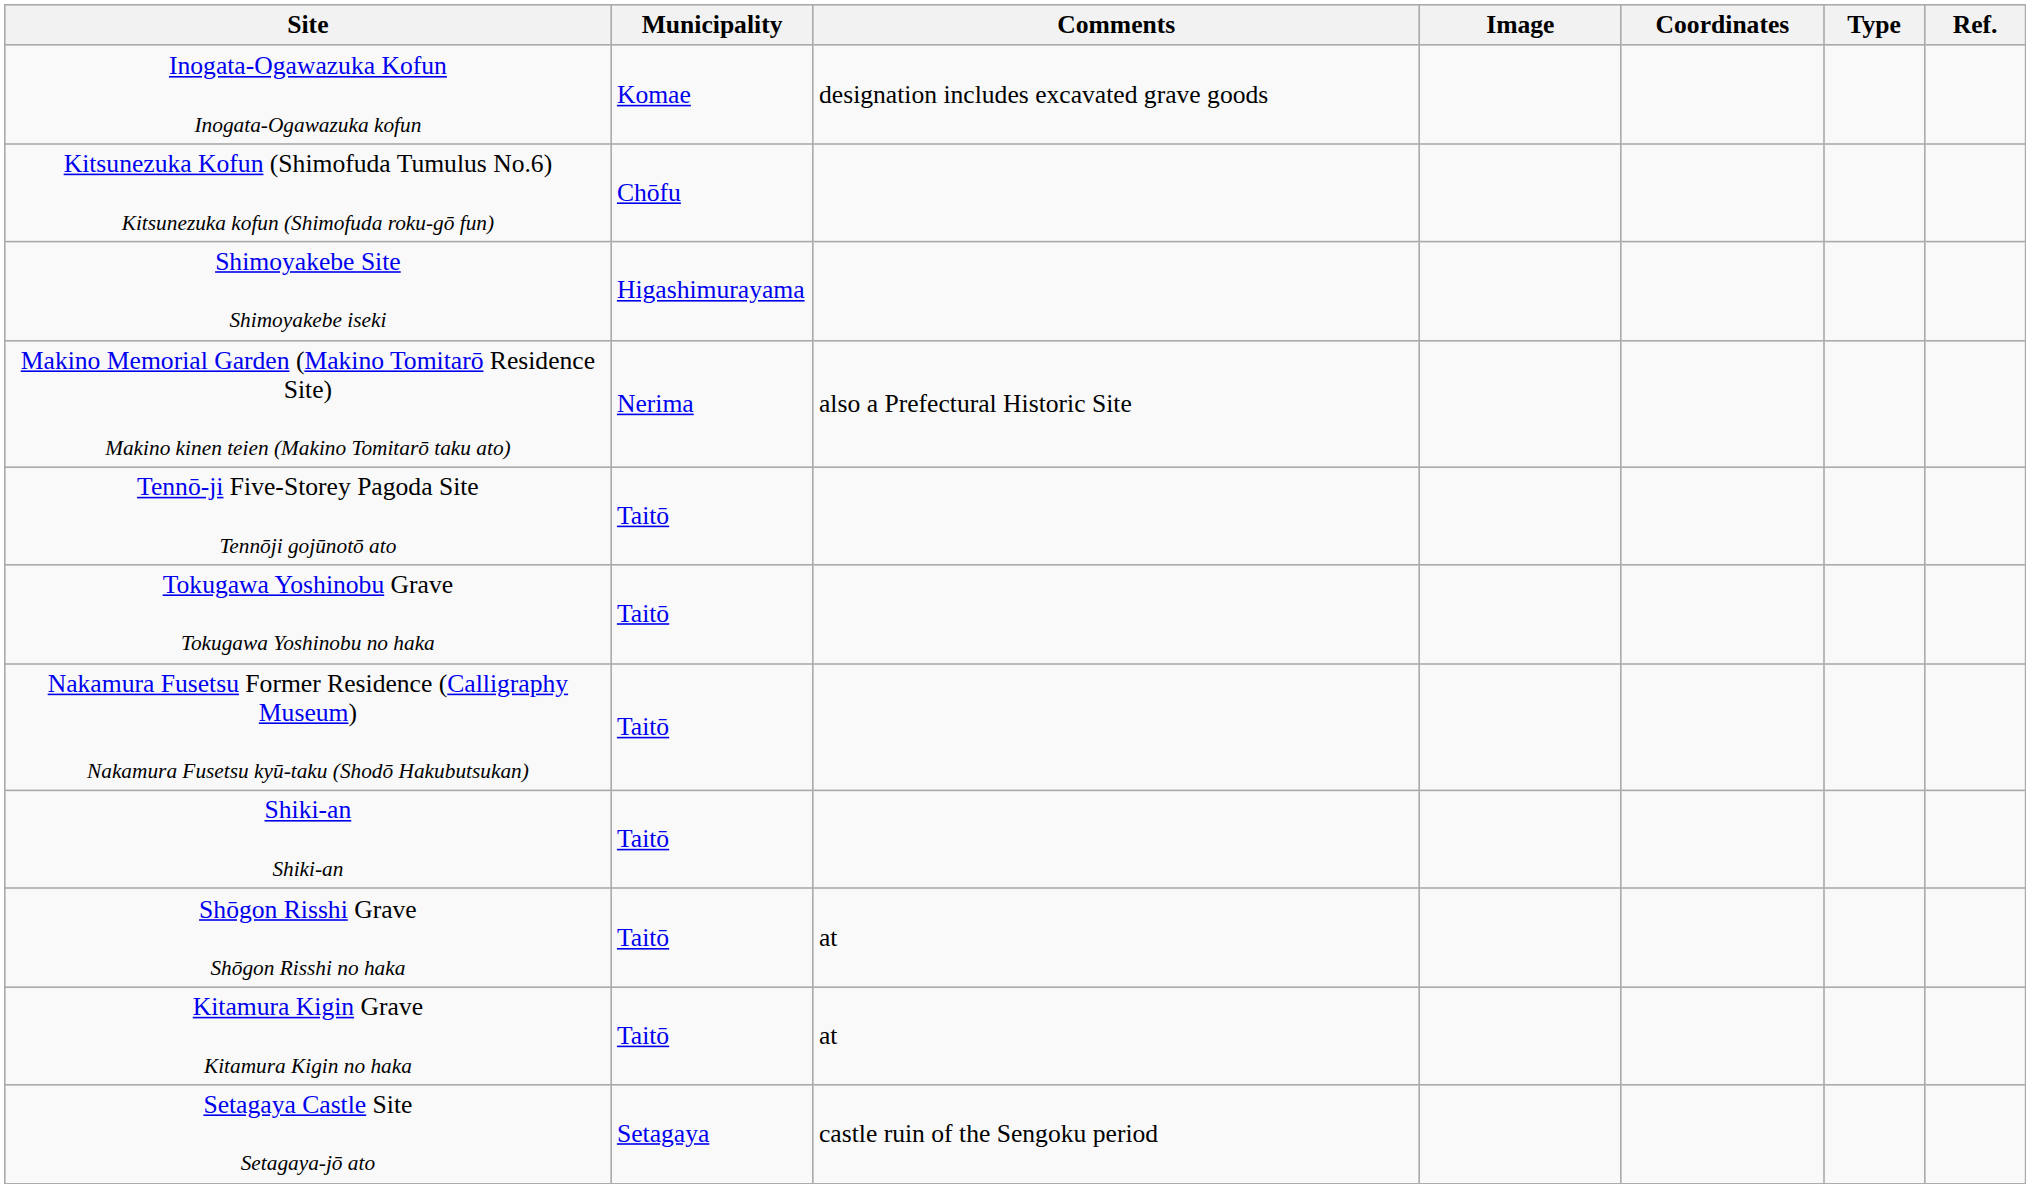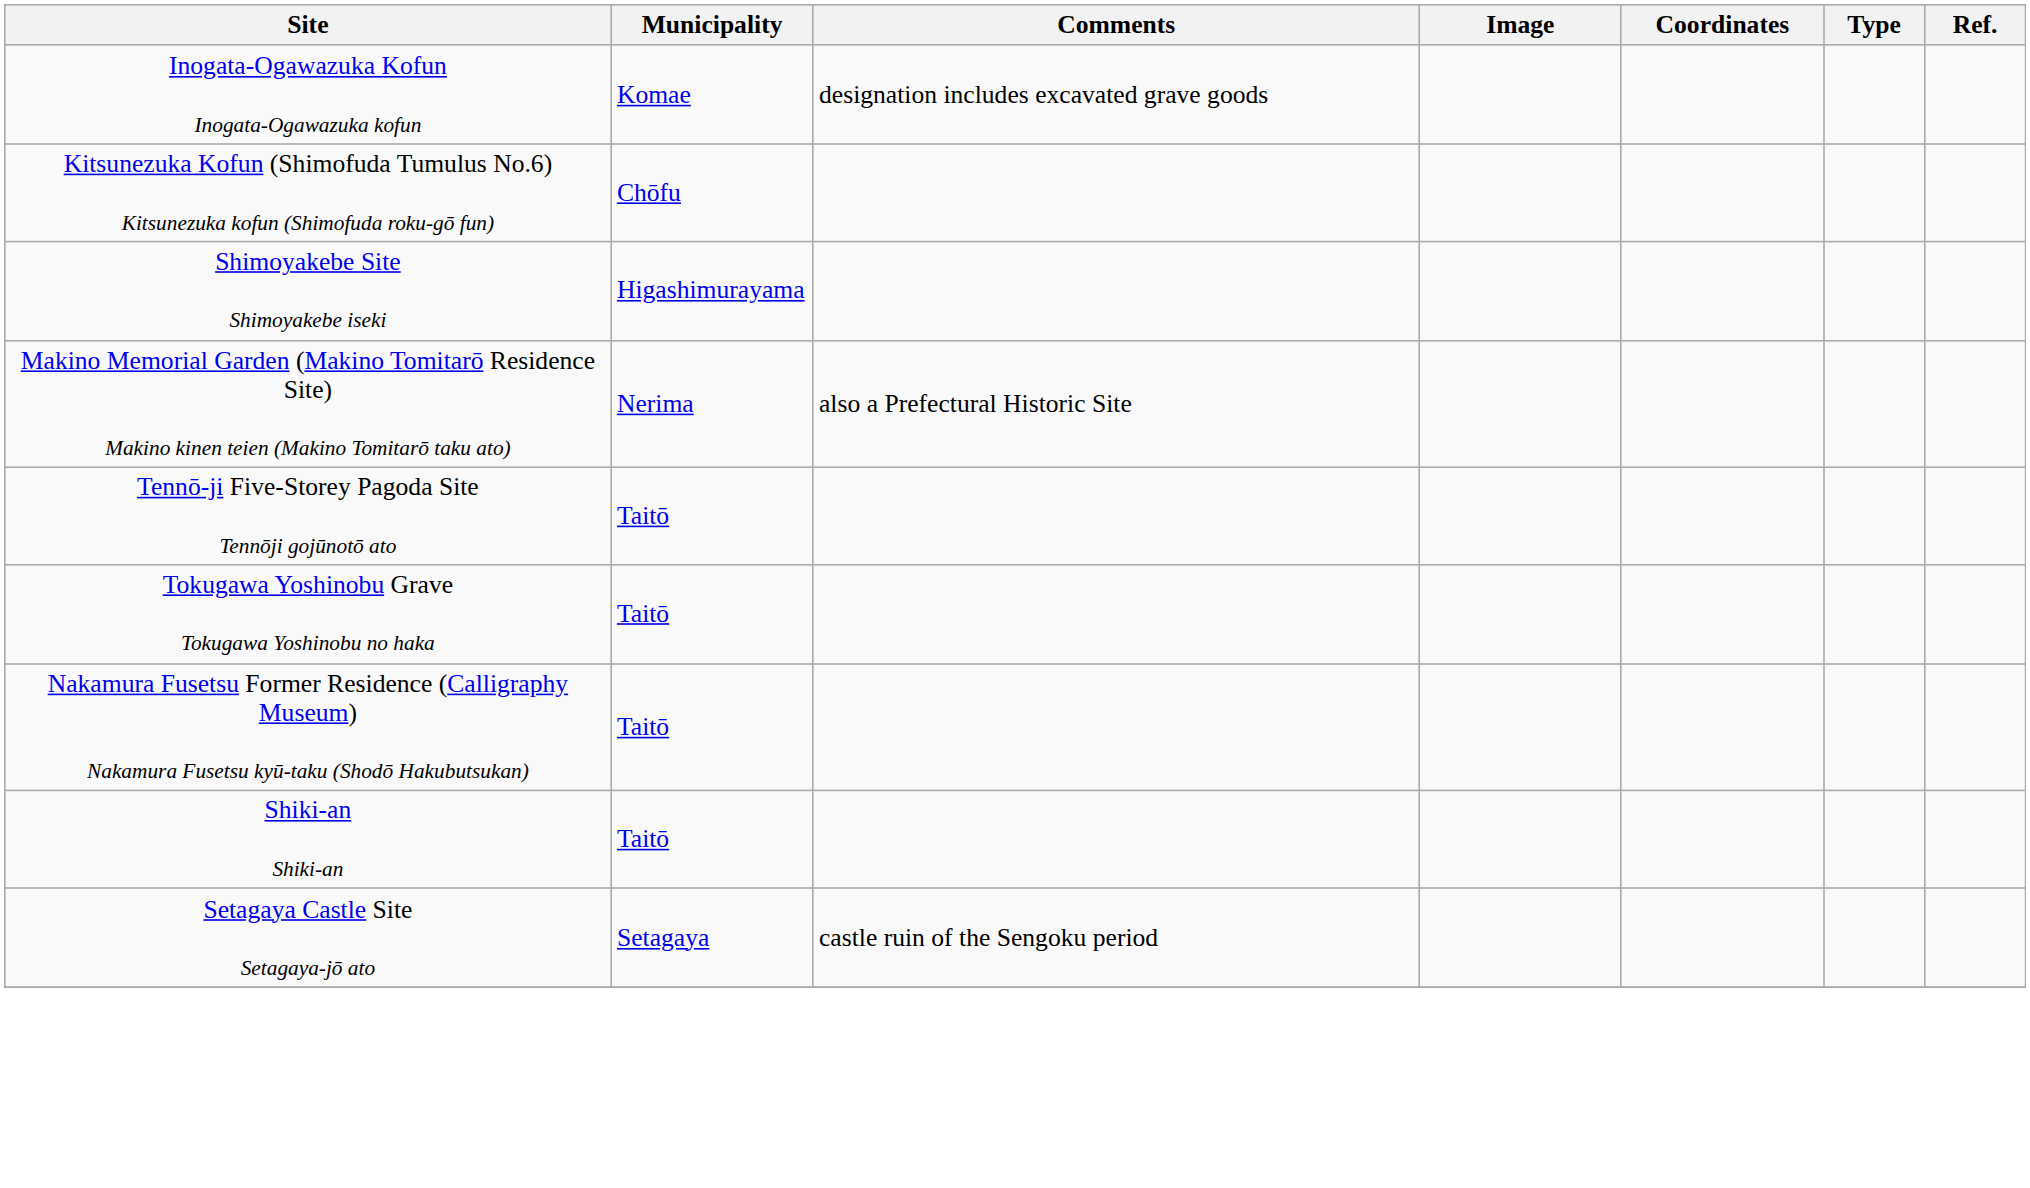- row: (308, 937)
- row: (308, 1035)
